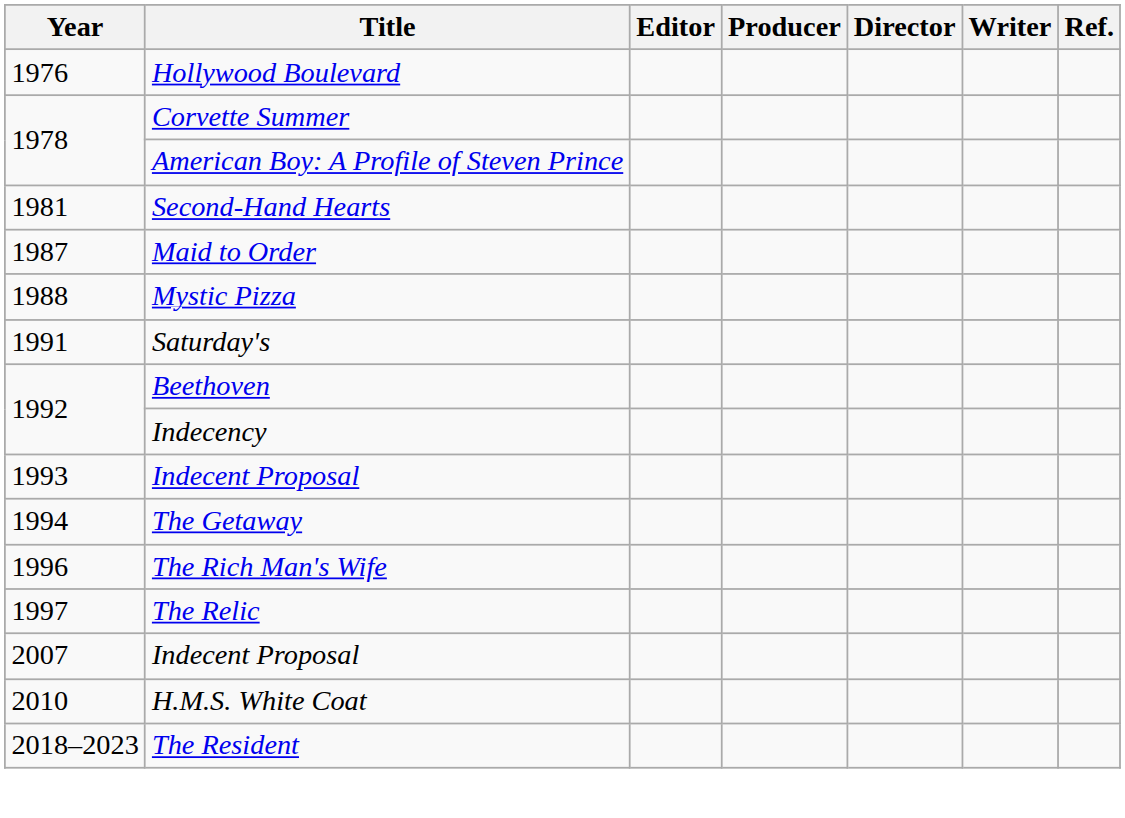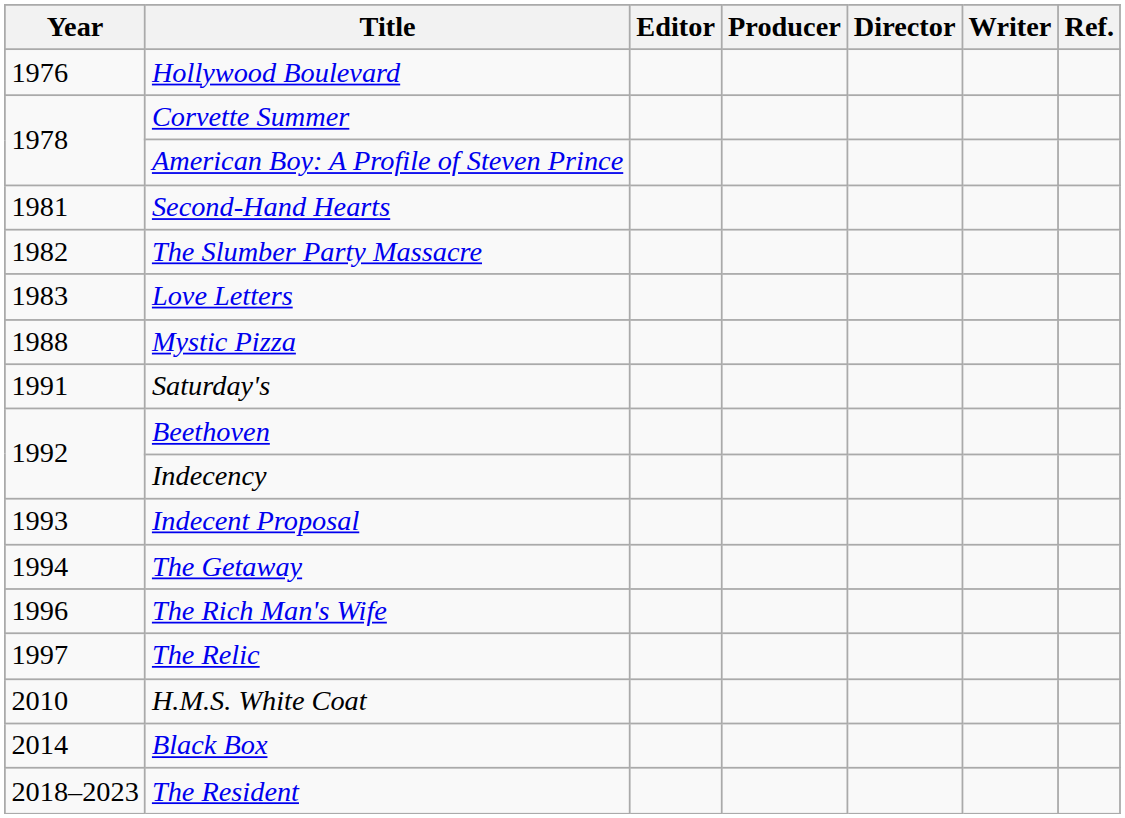+ row: (40, 251)
+ row: (40, 296)
- row: (40, 251)
- row: (40, 655)
+ row: (40, 745)
